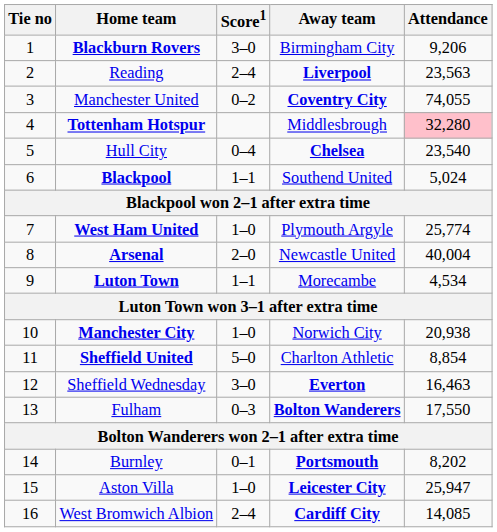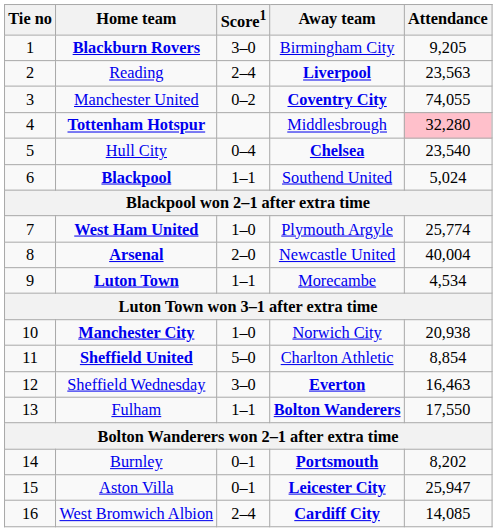(448, 47) 9,206 -> (448, 47) 9,205
(243, 410) 0–3 -> (243, 410) 1–1
(243, 487) 1–0 -> (243, 487) 0–1
